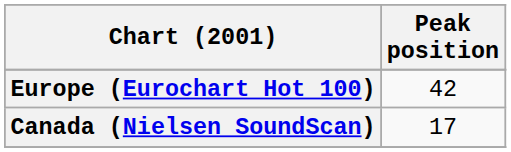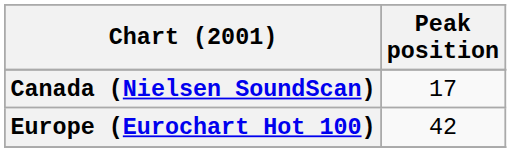rows swapped: (193, 127) <-> (193, 89)
